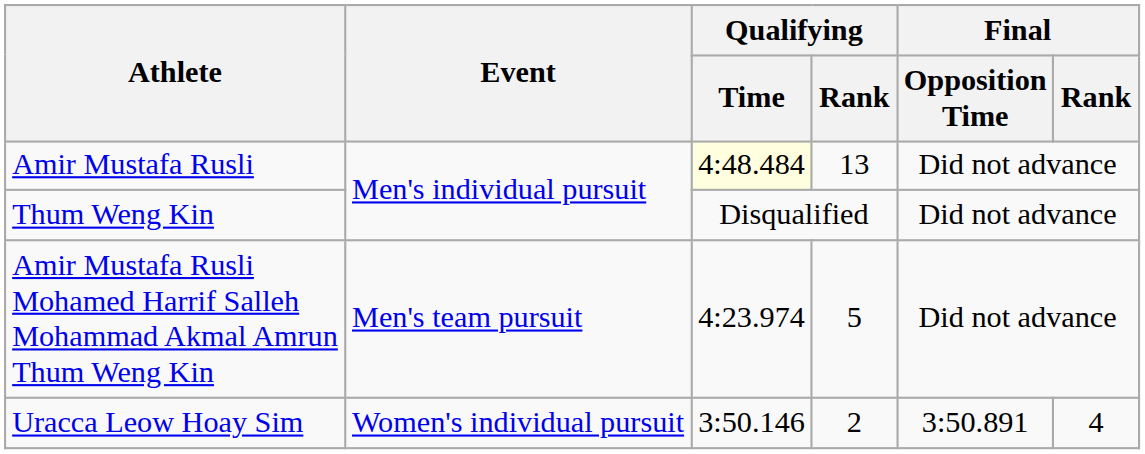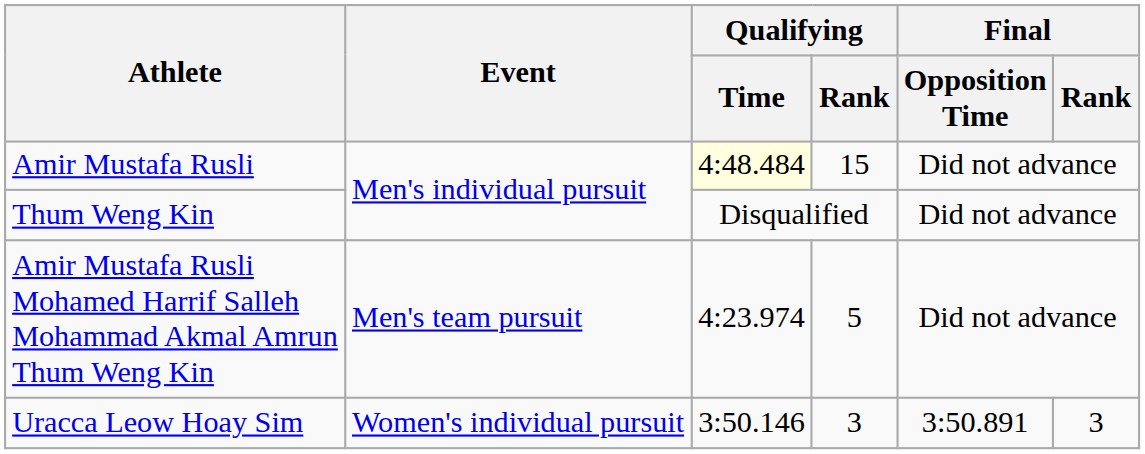(854, 165) 13 -> (854, 165) 15
(854, 422) 2 -> (854, 422) 3
(1096, 422) 4 -> (1096, 422) 3
